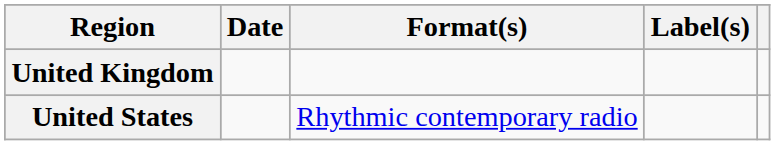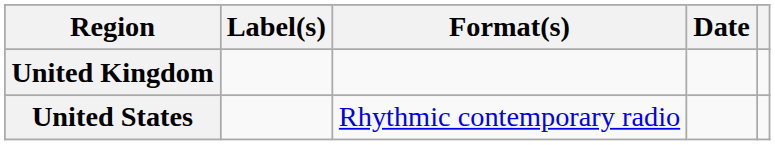columns swapped: (255, 26) <-> (700, 26)
